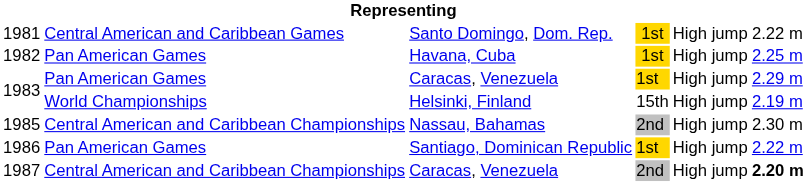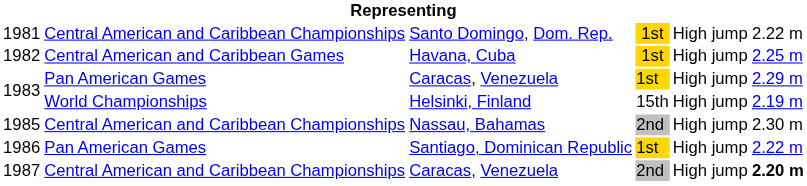(194, 33) Central American and Caribbean Games -> (225, 33) Central American and Caribbean Championships
(125, 56) Pan American Games -> (194, 56) Central American and Caribbean Games
